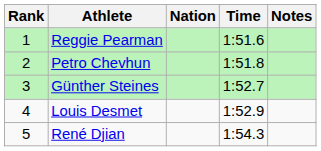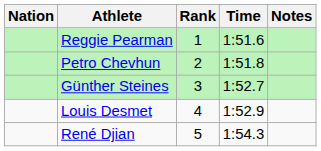columns swapped: (26, 16) <-> (193, 16)
